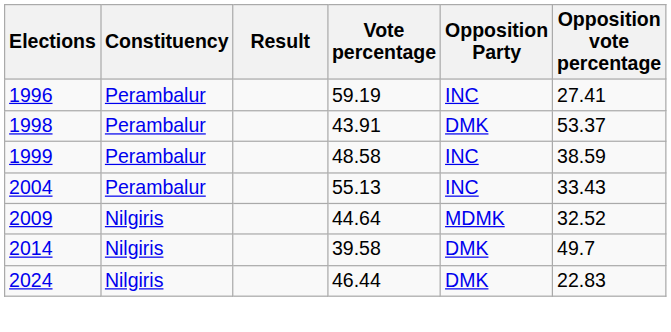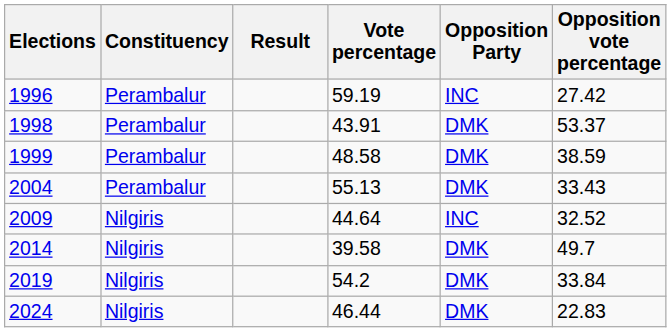(582, 94) 27.41 -> (582, 94) 27.42
(462, 156) INC -> (467, 156) DMK
(462, 187) INC -> (467, 187) DMK
(475, 218) MDMK -> (462, 218) INC
+ row: (31, 280)
